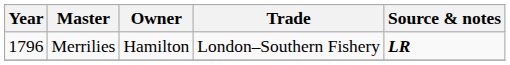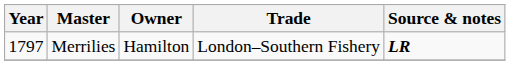(26, 45) 1796 -> (26, 45) 1797
